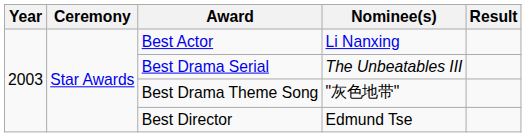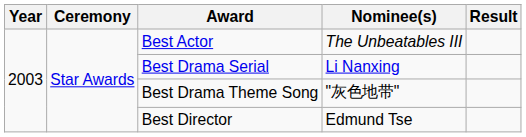(363, 41) Li Nanxing -> (394, 41) The Unbeatables III
(394, 66) The Unbeatables III -> (363, 66) Li Nanxing
